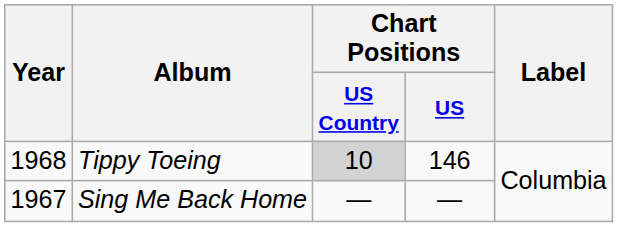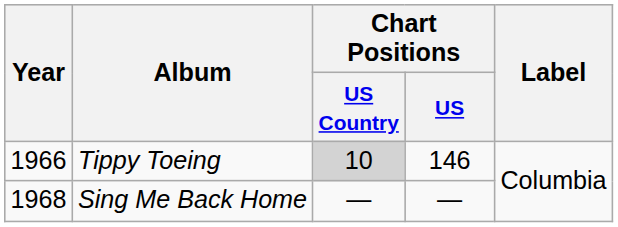(39, 160) 1968 -> (39, 160) 1966
(39, 200) 1967 -> (39, 200) 1968
